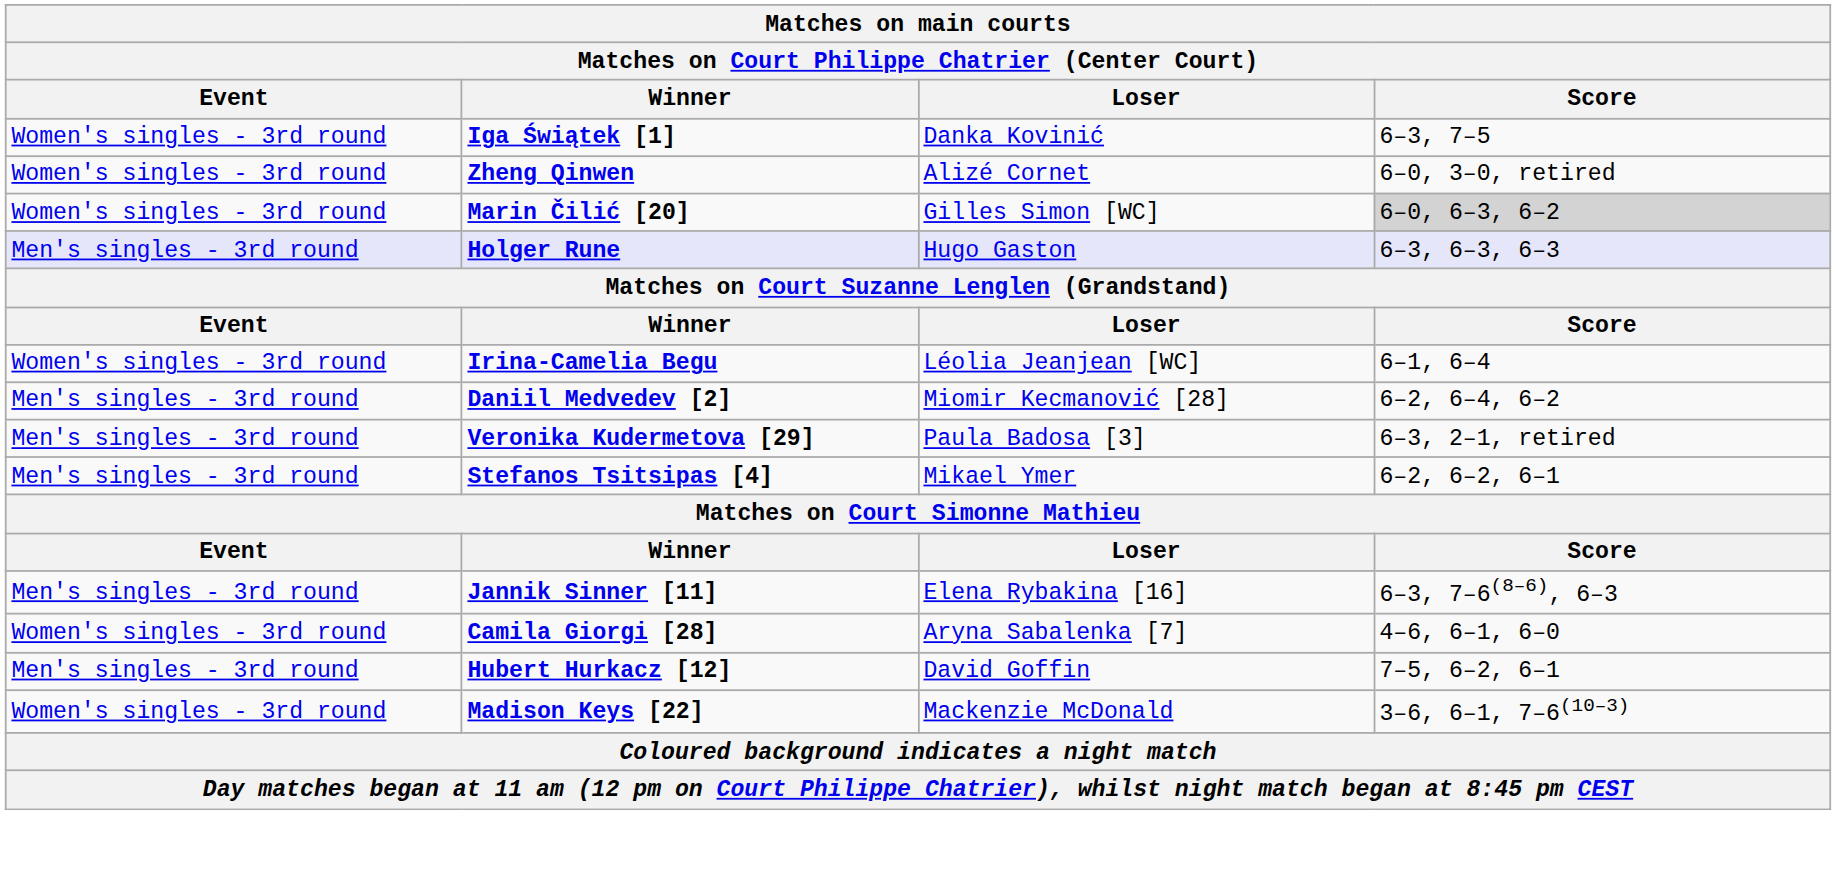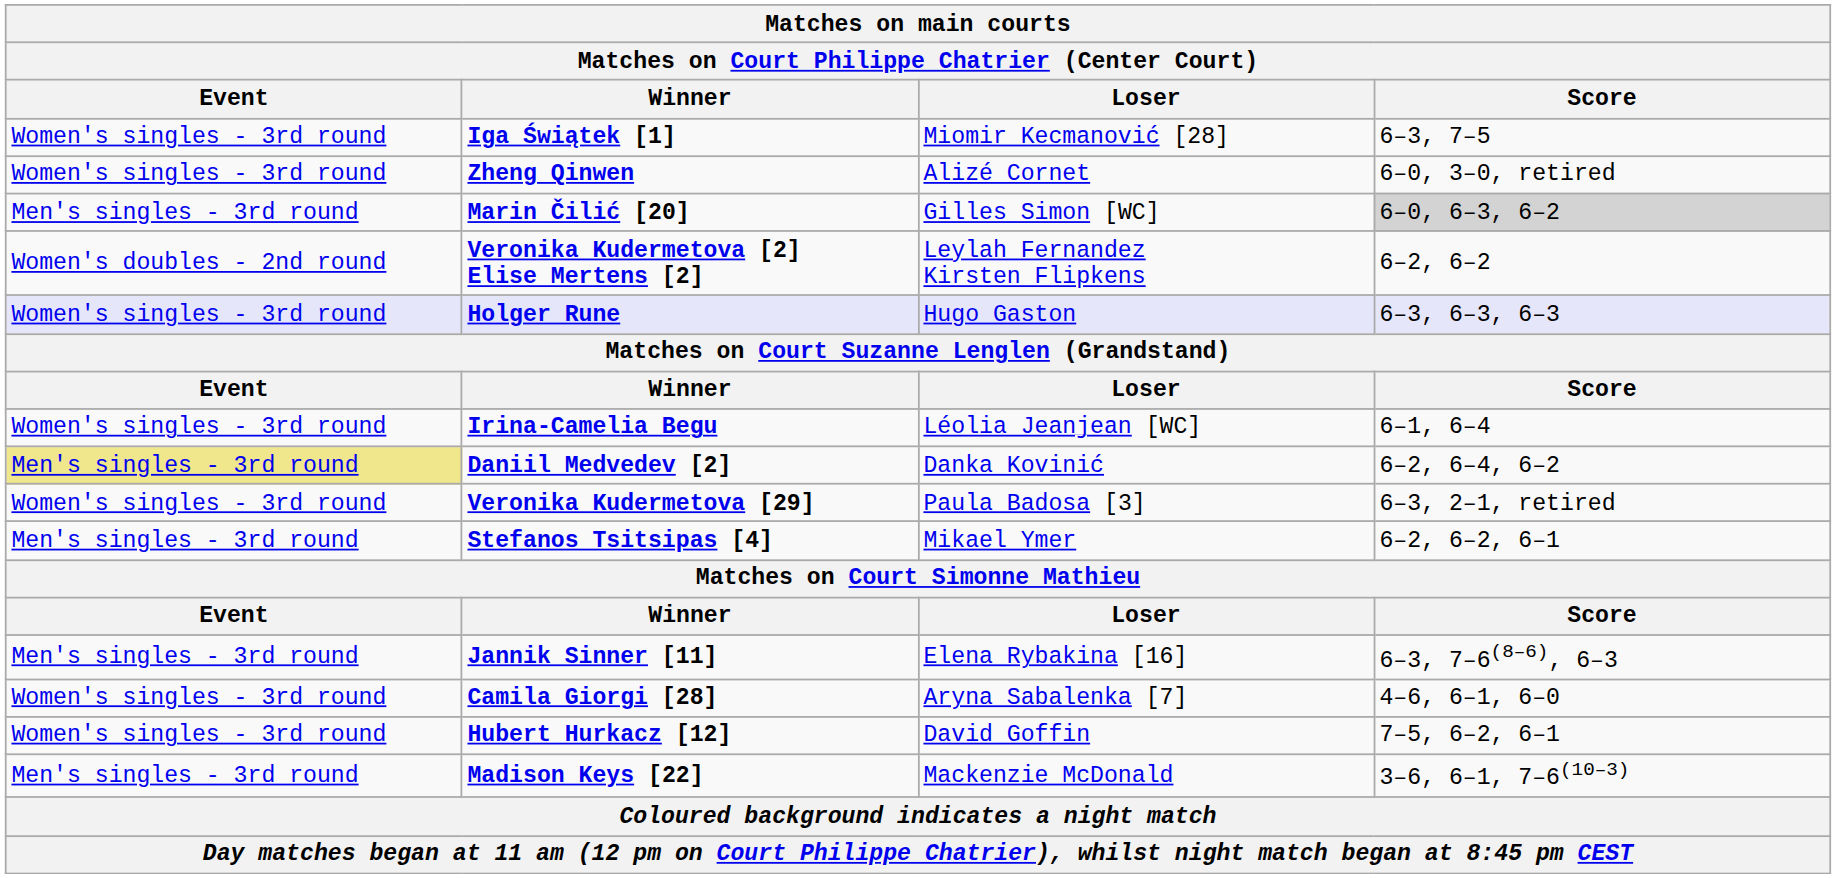(1014, 137) Danka Kovinić -> (1076, 137) Miomir Kecmanović [28]
(199, 212) Women's singles - 3rd round -> (185, 212) Men's singles - 3rd round
+ row: (634, 263)
(185, 250) Men's singles - 3rd round -> (199, 314) Women's singles - 3rd round
(185, 401) no background -> (185, 465) khaki background
(1076, 401) Miomir Kecmanović [28] -> (1014, 465) Danka Kovinić
(185, 439) Men's singles - 3rd round -> (199, 503) Women's singles - 3rd round
(185, 671) Men's singles - 3rd round -> (199, 735) Women's singles - 3rd round
(199, 711) Women's singles - 3rd round -> (185, 776) Men's singles - 3rd round
